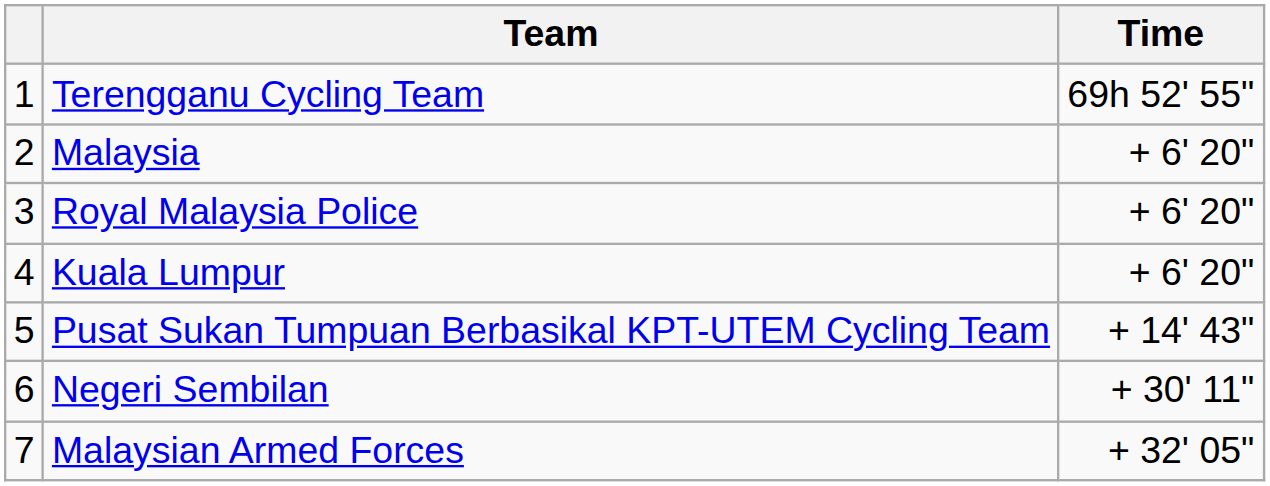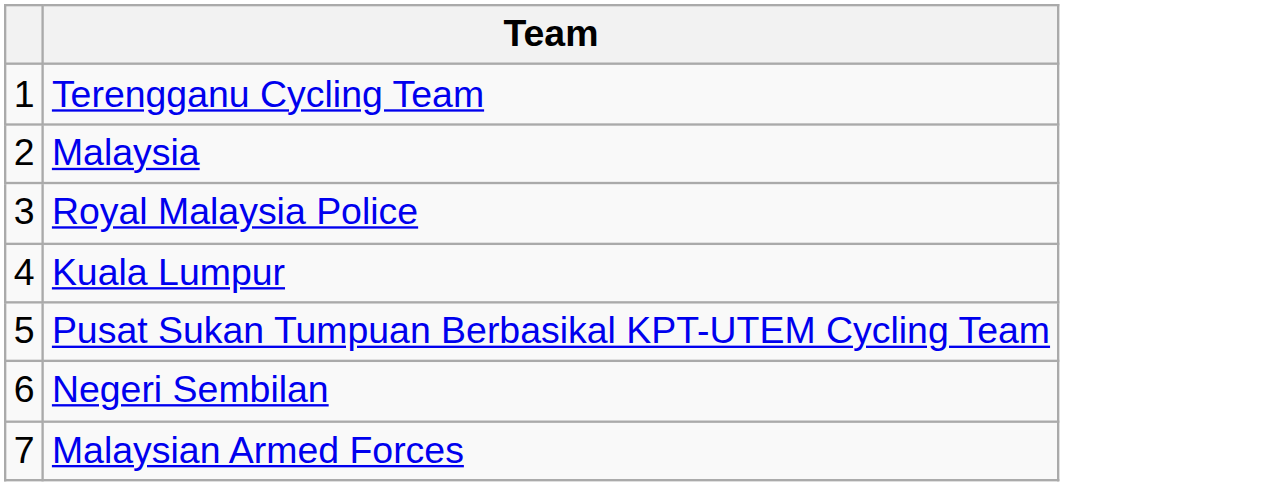- column: (1161, 34)
